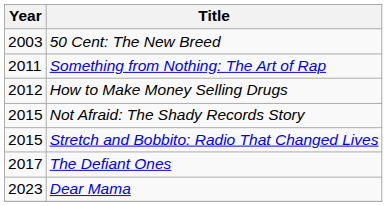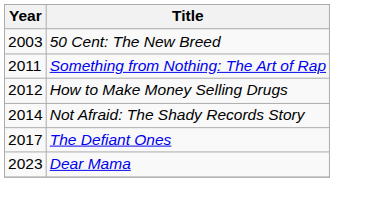(25, 115) 2015 -> (25, 115) 2014
- row: (214, 139)
